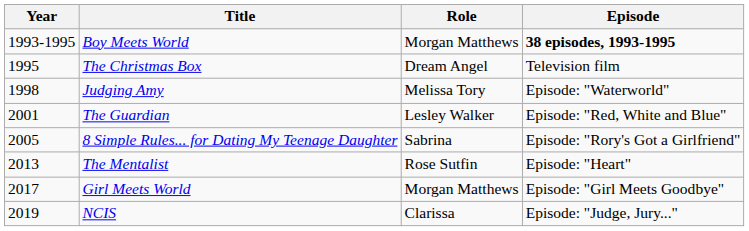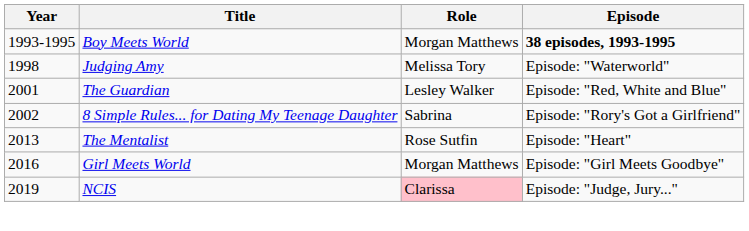- row: (142, 66)
(24, 139) 2005 -> (24, 115) 2002
(24, 189) 2017 -> (24, 164) 2016
(430, 213) no background -> (430, 189) pink background
